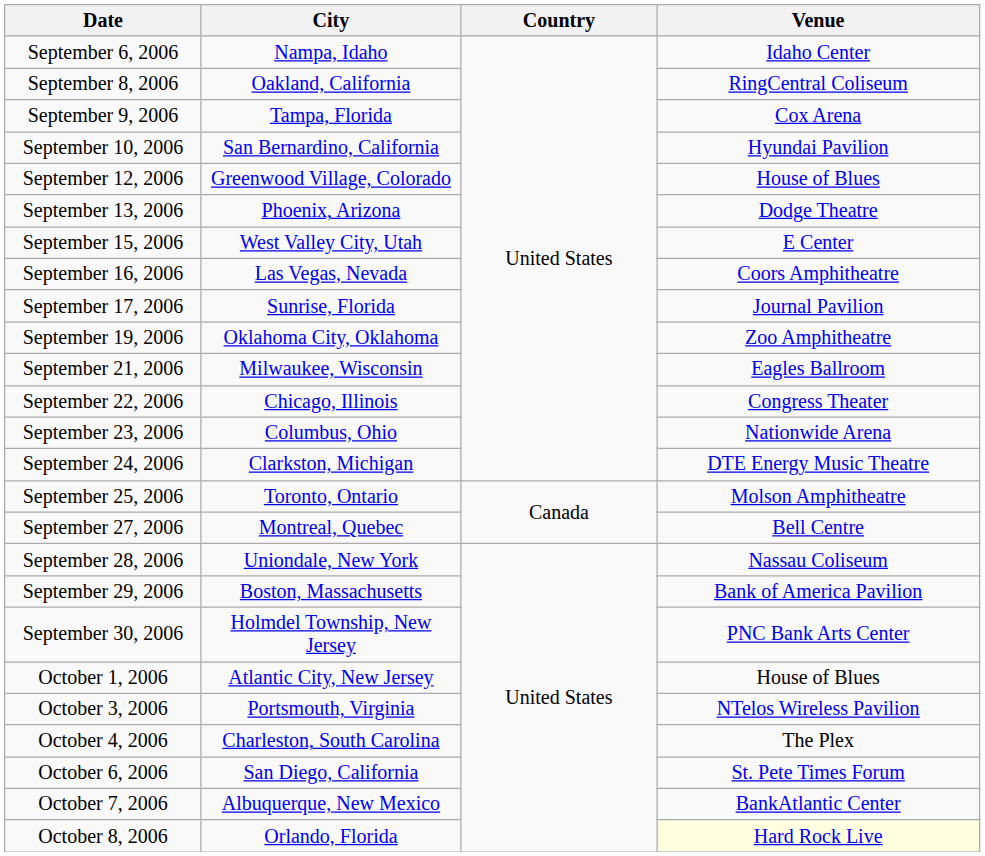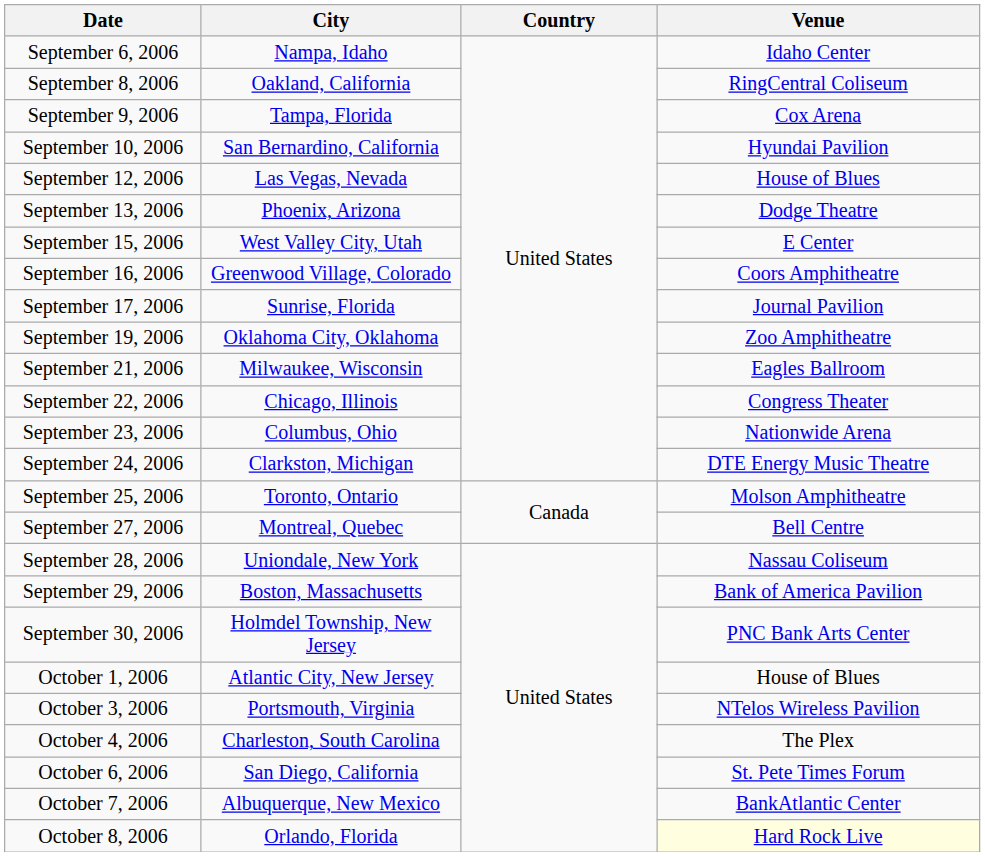(331, 178) Greenwood Village, Colorado -> (331, 178) Las Vegas, Nevada
(331, 274) Las Vegas, Nevada -> (331, 274) Greenwood Village, Colorado
